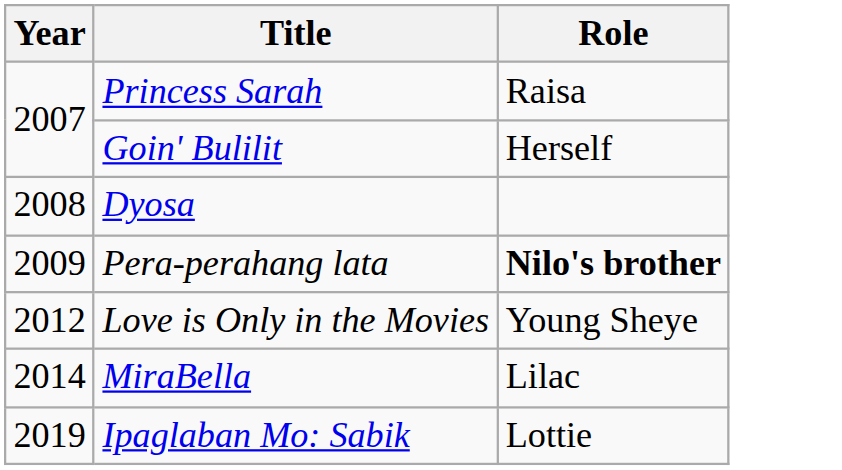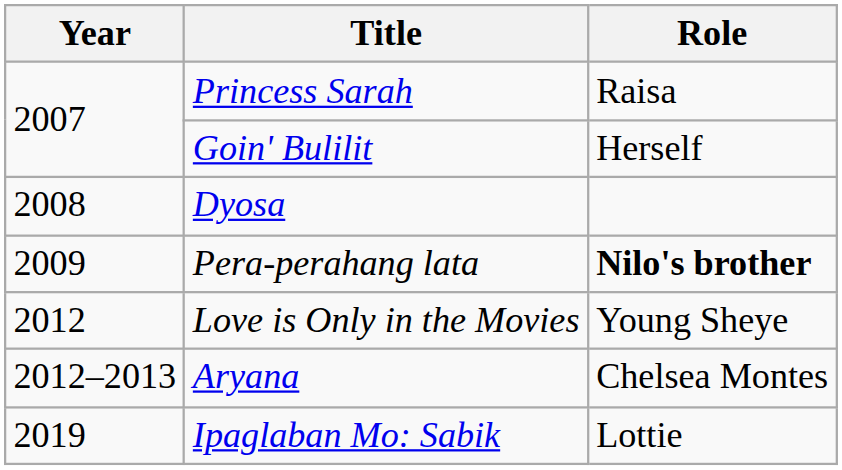+ row: (246, 377)
- row: (177, 377)
